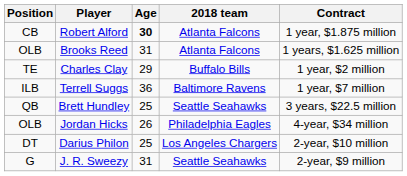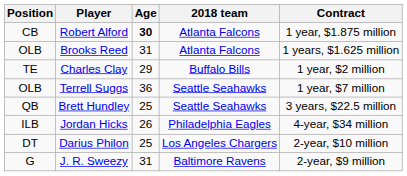(30, 87) ILB -> (30, 87) OLB
(220, 87) Baltimore Ravens -> (220, 87) Seattle Seahawks
(30, 124) OLB -> (30, 124) ILB
(220, 161) Seattle Seahawks -> (220, 161) Baltimore Ravens
